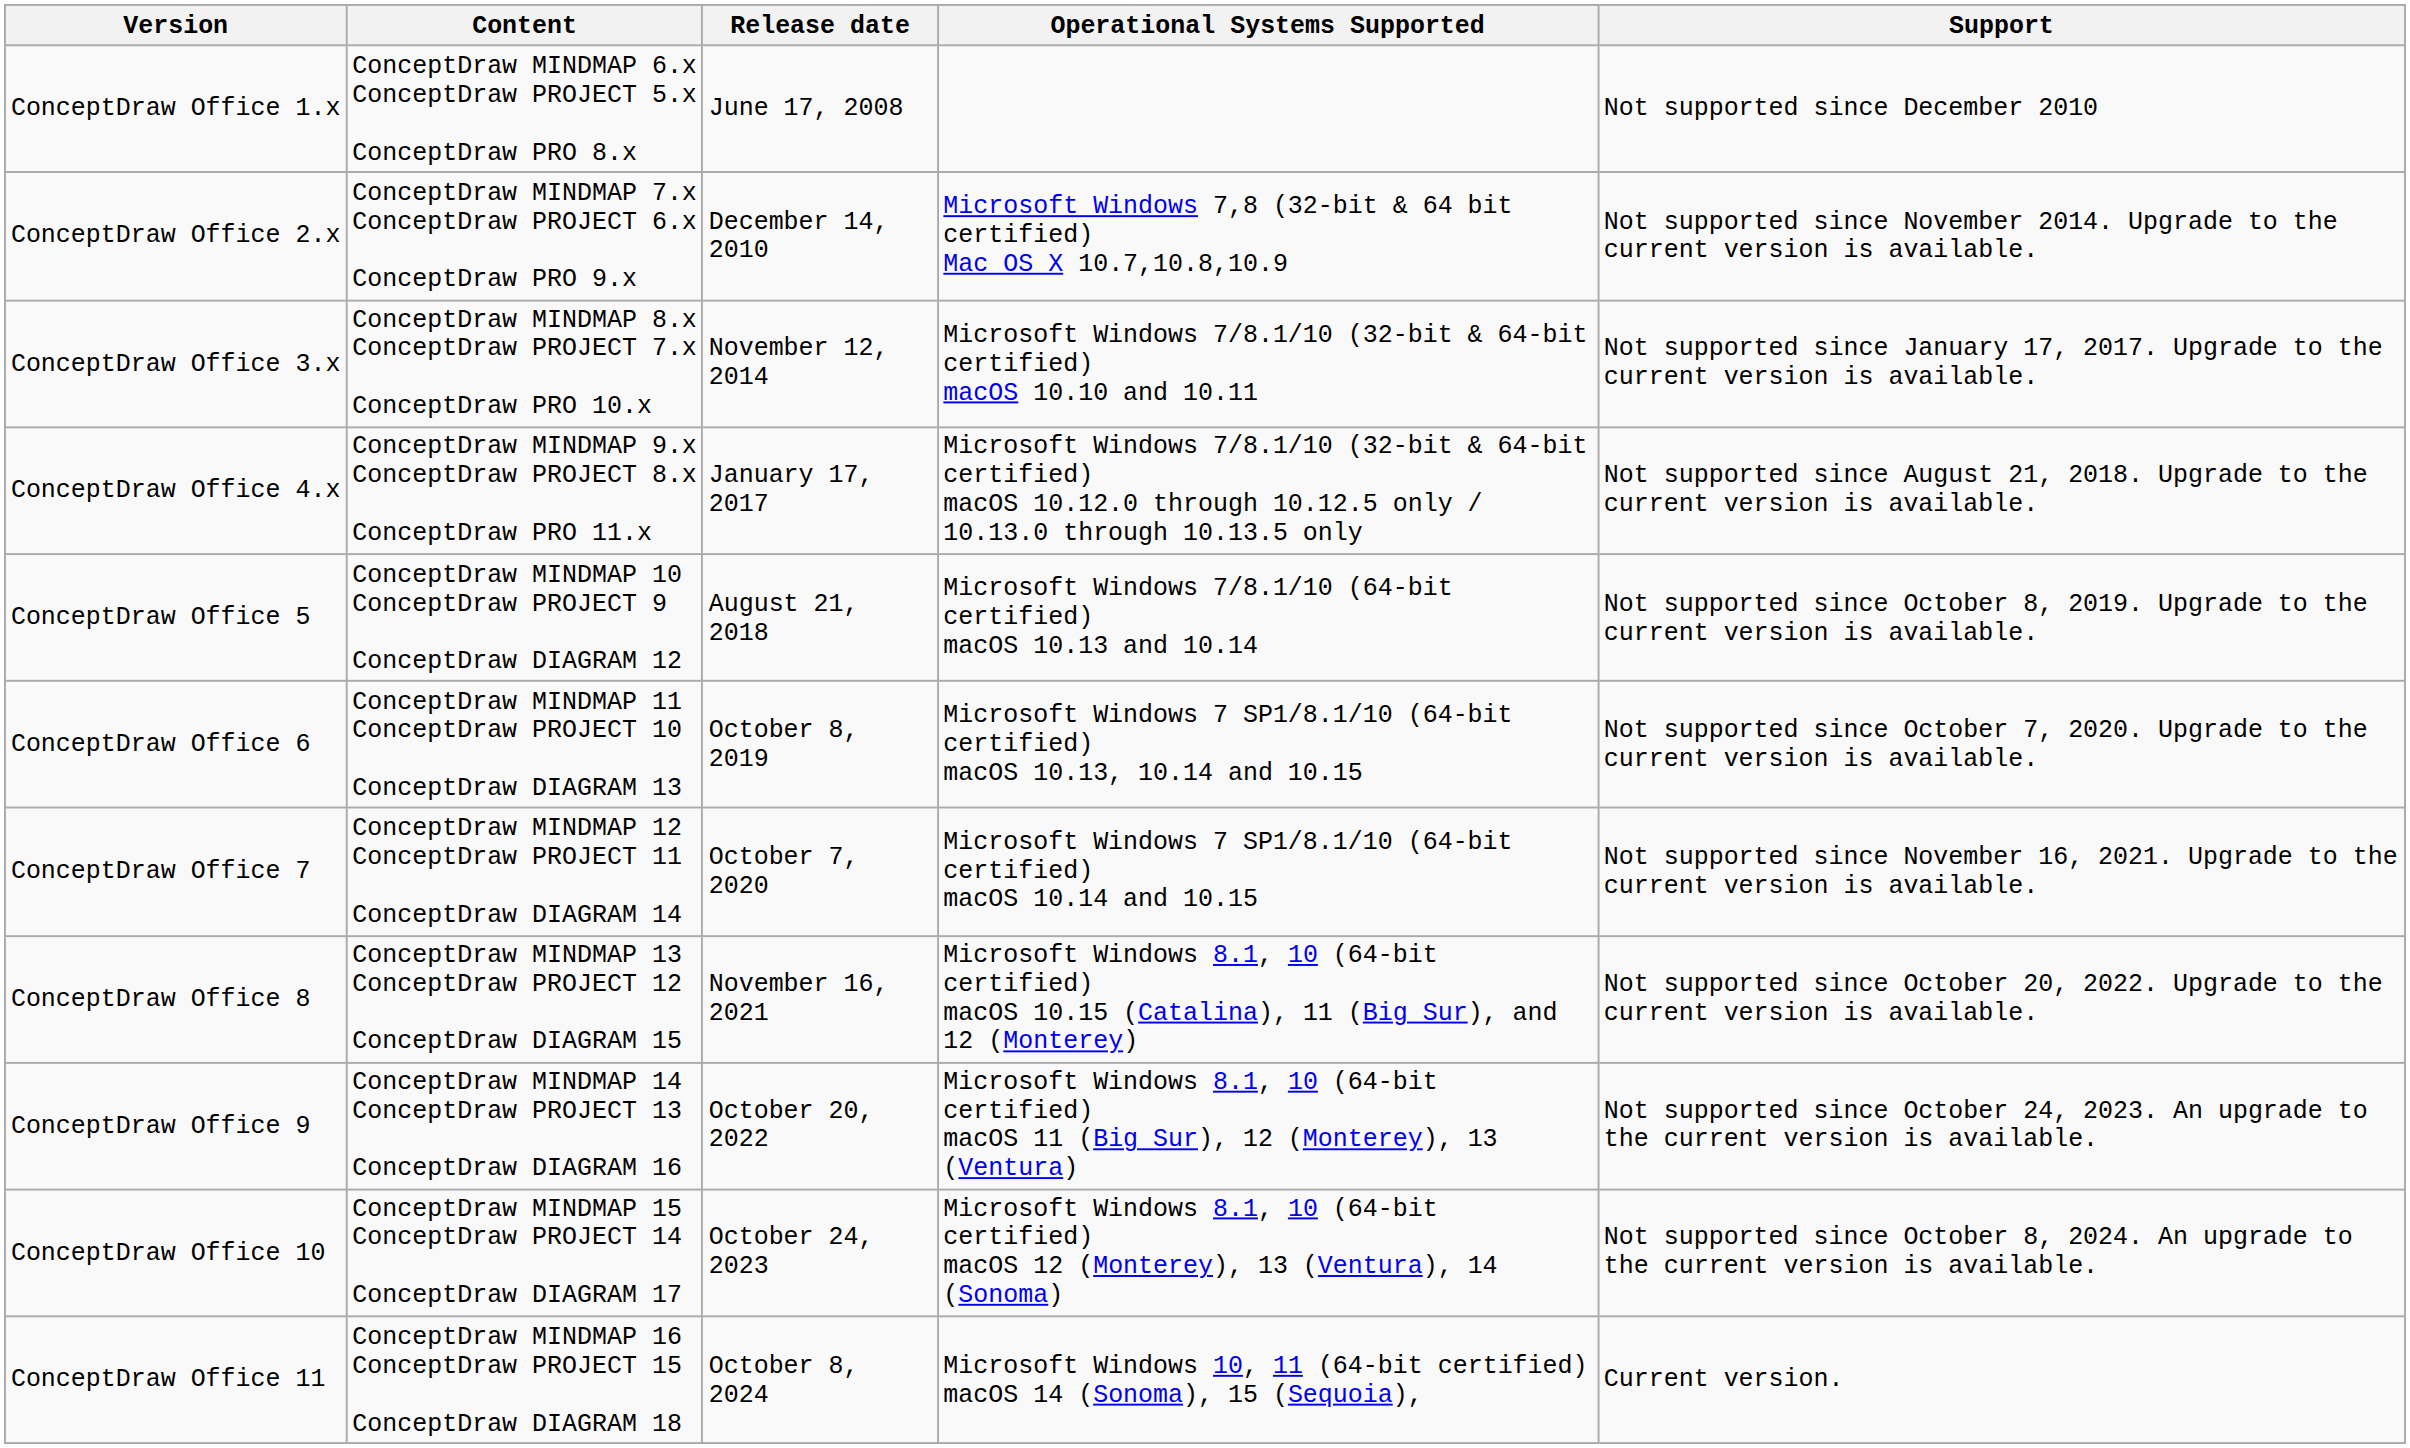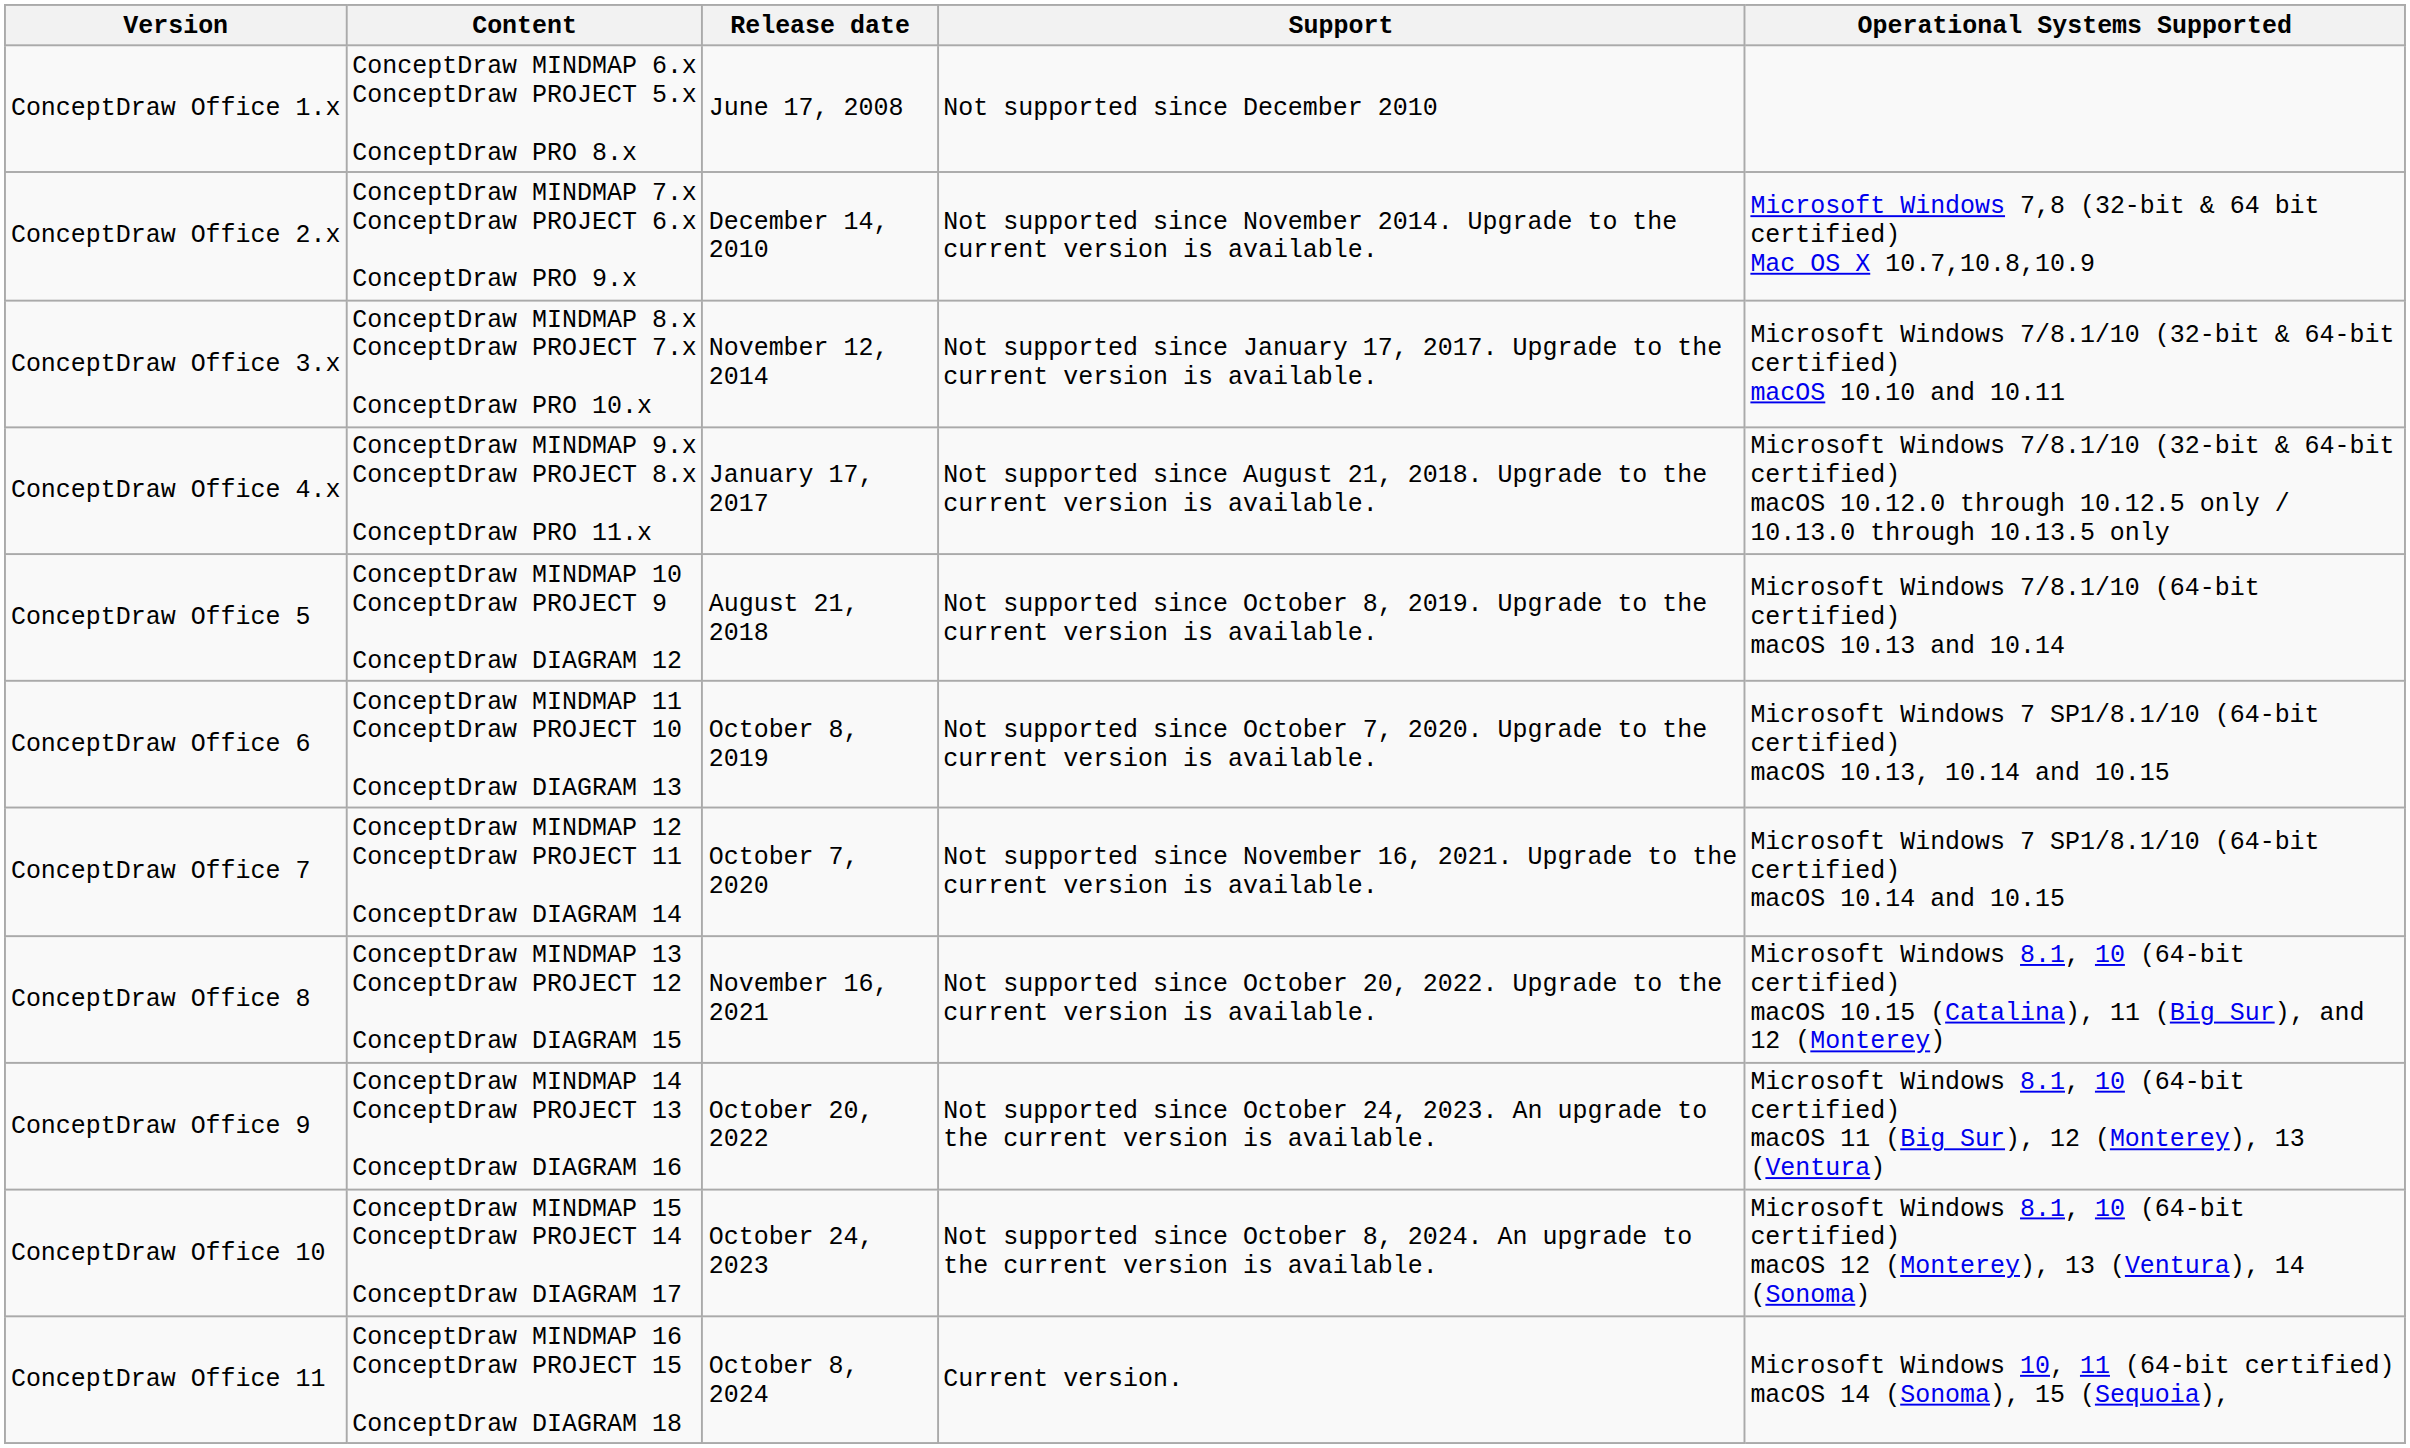columns swapped: (1268, 25) <-> (2001, 25)
